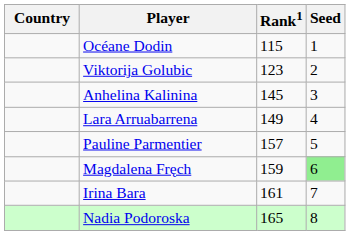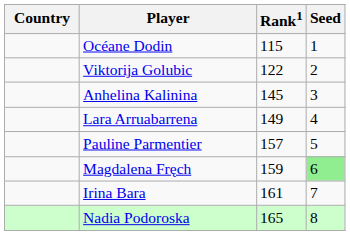(272, 70) 123 -> (272, 70) 122
